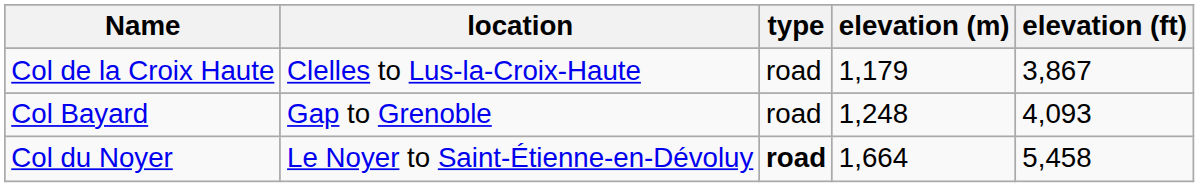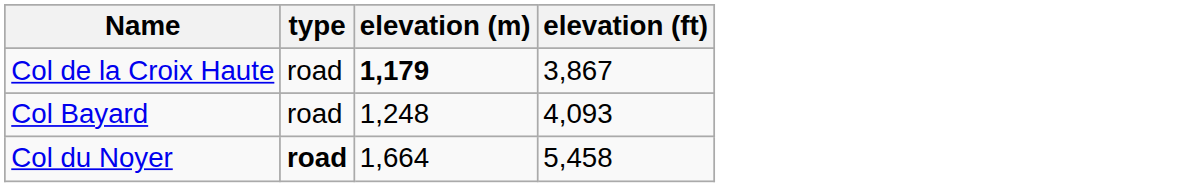- column: (520, 26)
(873, 70) normal -> (394, 70) bold
